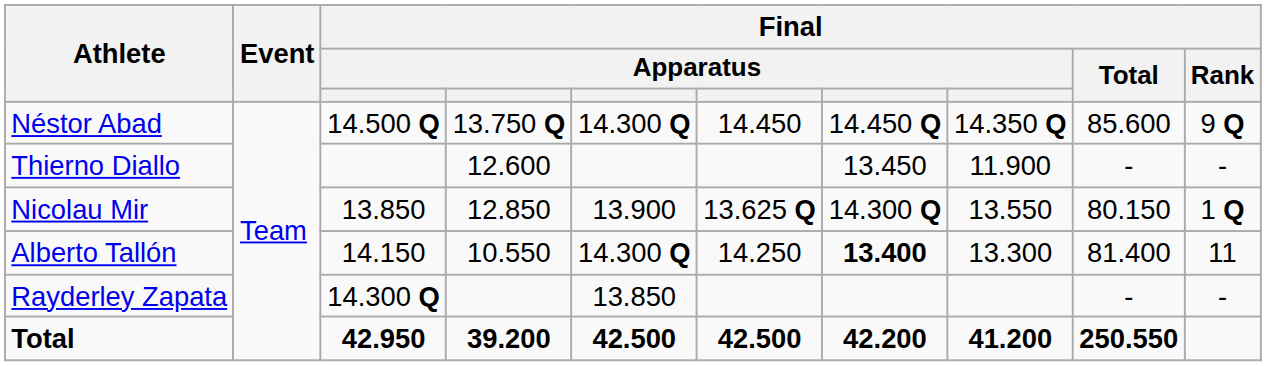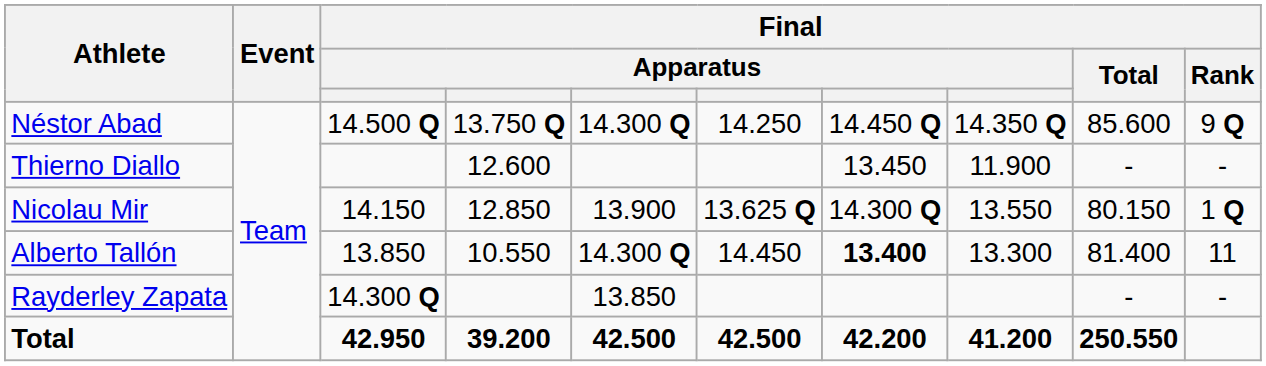(760, 123) 14.450 -> (760, 123) 14.250
(384, 210) 13.850 -> (384, 210) 14.150
(384, 253) 14.150 -> (384, 253) 13.850
(760, 253) 14.250 -> (760, 253) 14.450
